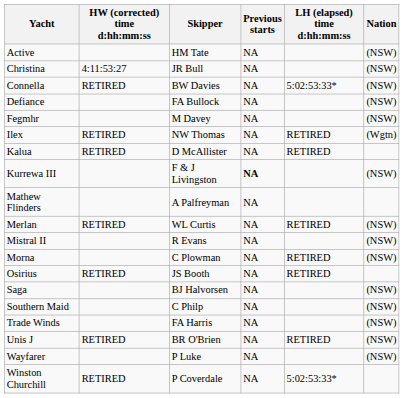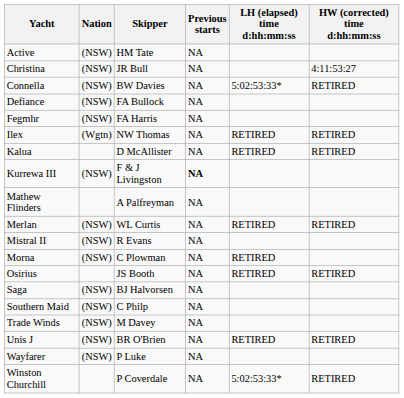columns swapped: (381, 24) <-> (124, 24)
(191, 118) M Davey -> (137, 118) FA Harris
(192, 323) FA Harris -> (136, 323) M Davey
